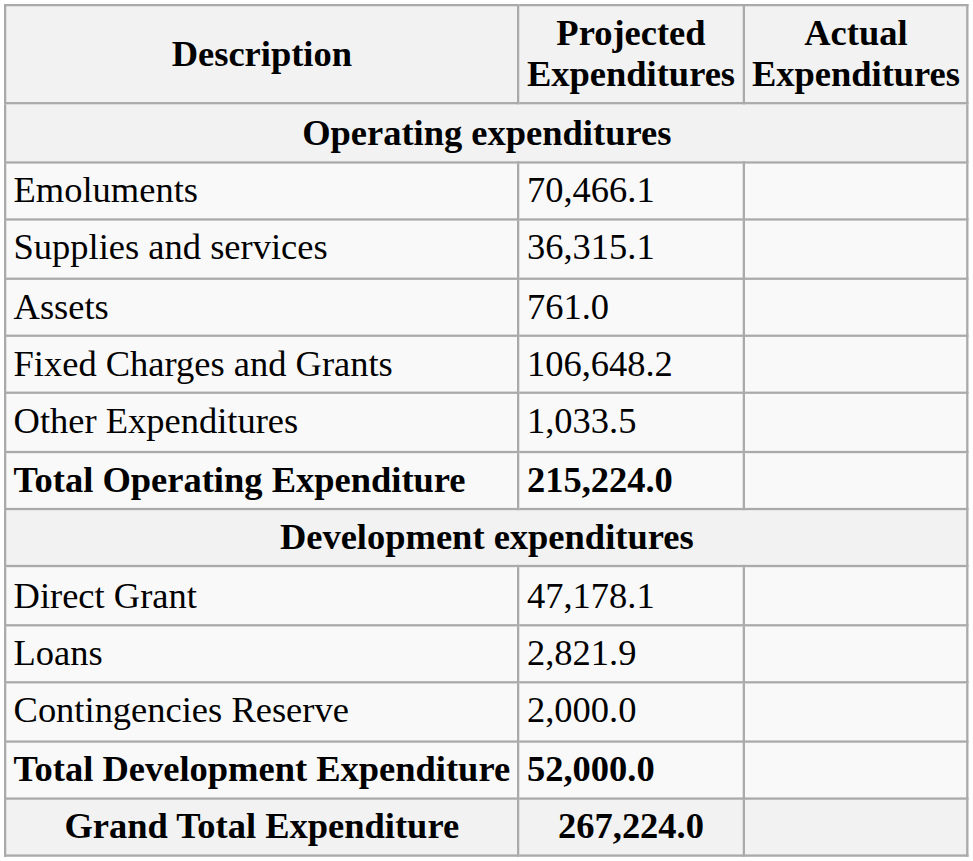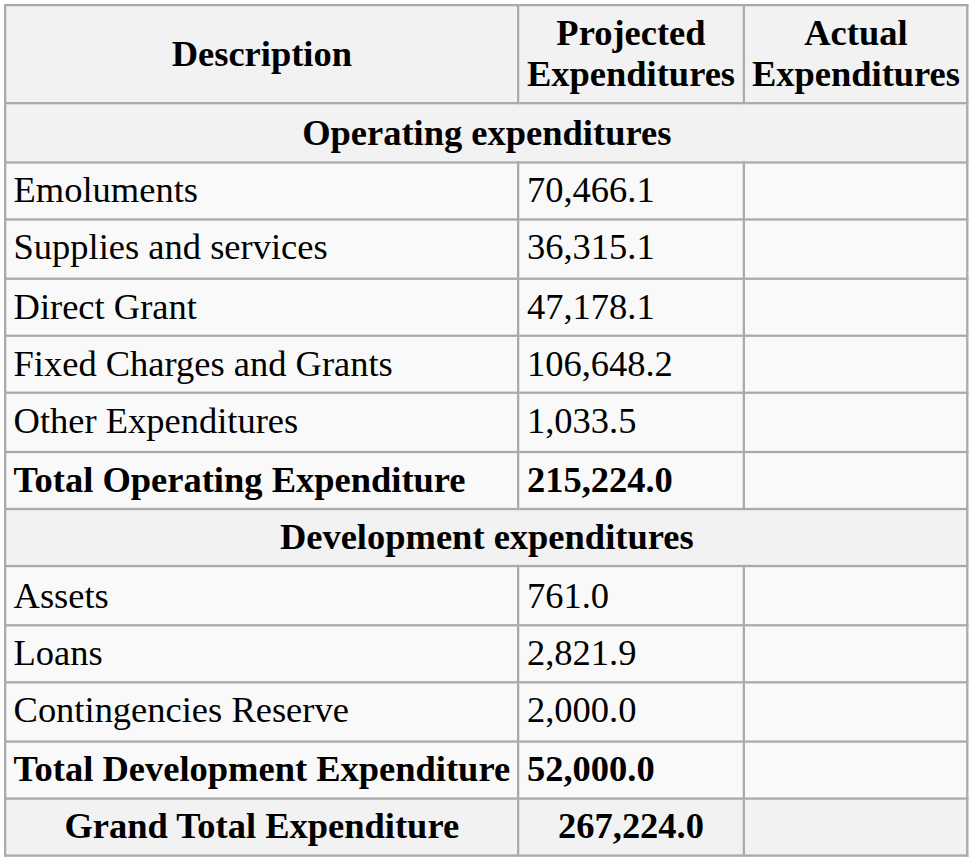rows swapped: (61, 305) <-> (105, 595)
